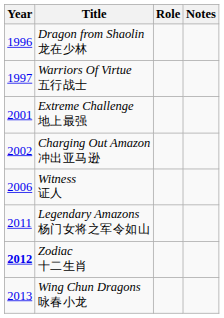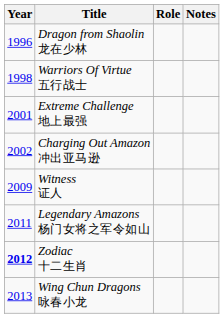(20, 78) 1997 -> (20, 78) 1998
(20, 187) 2006 -> (20, 187) 2009
